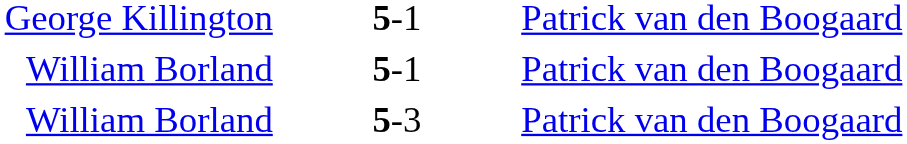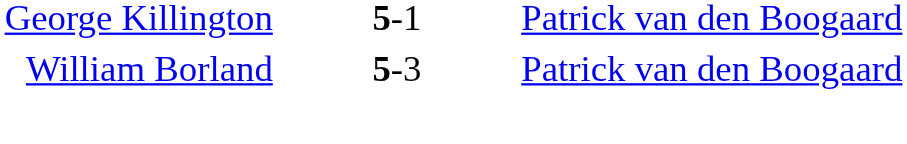- row: (149, 68)
